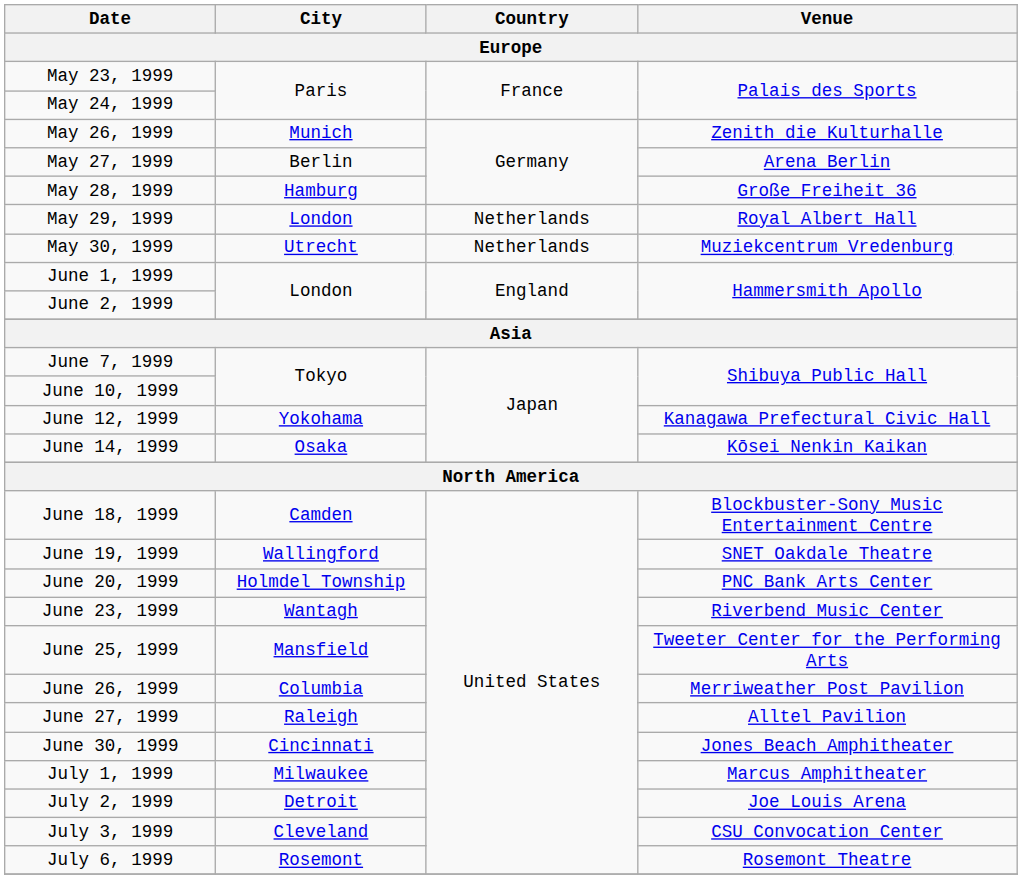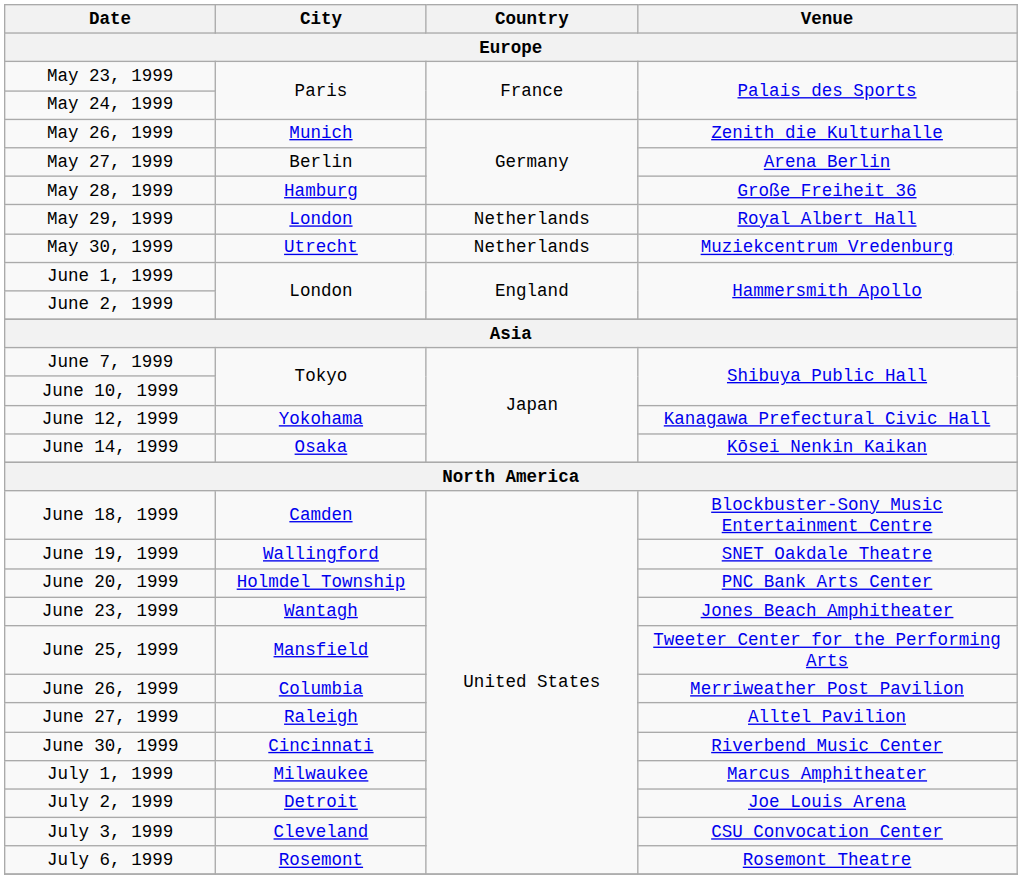(827, 611) Riverbend Music Center -> (827, 611) Jones Beach Amphitheater
(827, 746) Jones Beach Amphitheater -> (827, 746) Riverbend Music Center
